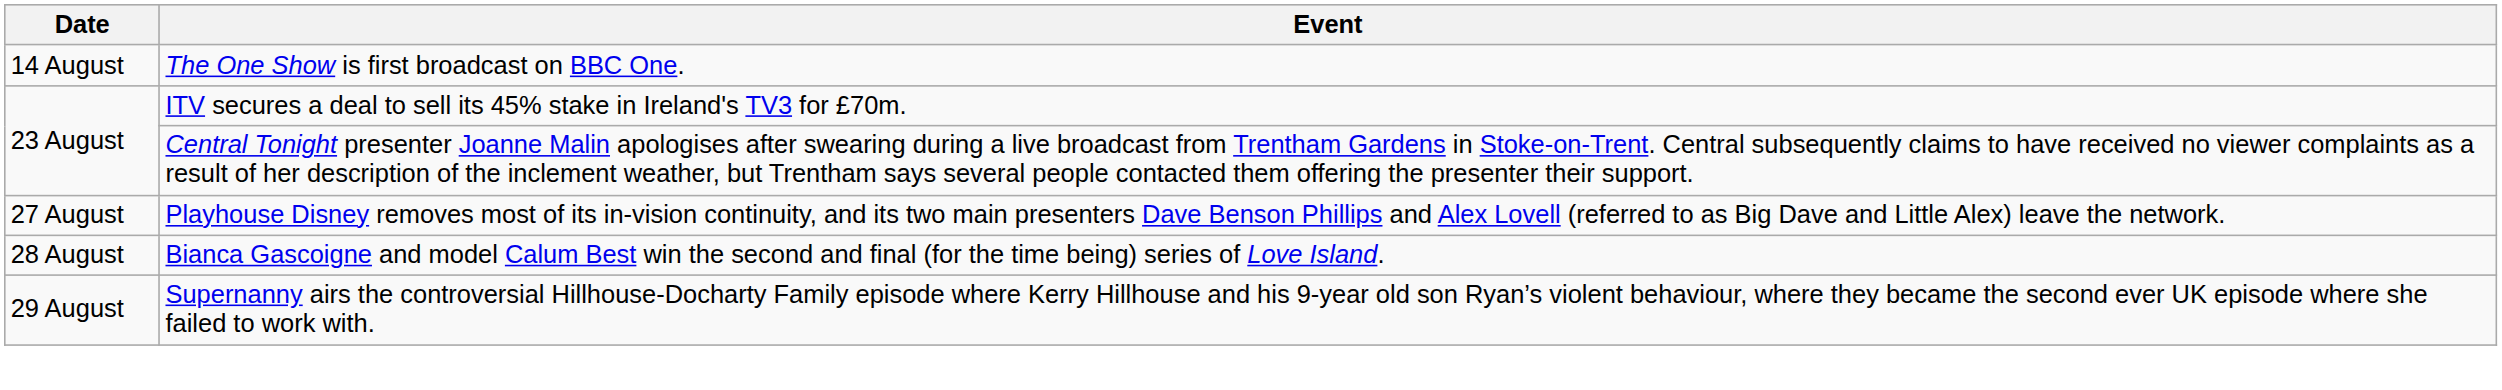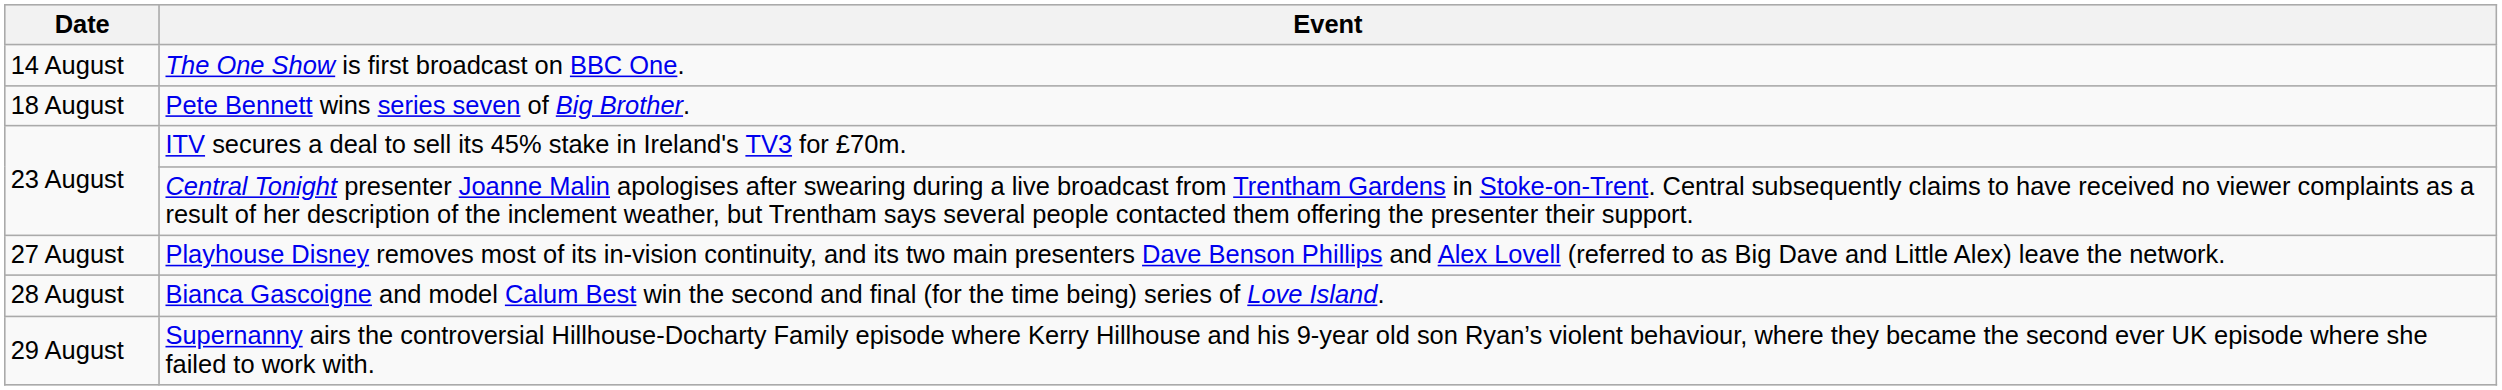+ row: (428, 105)
